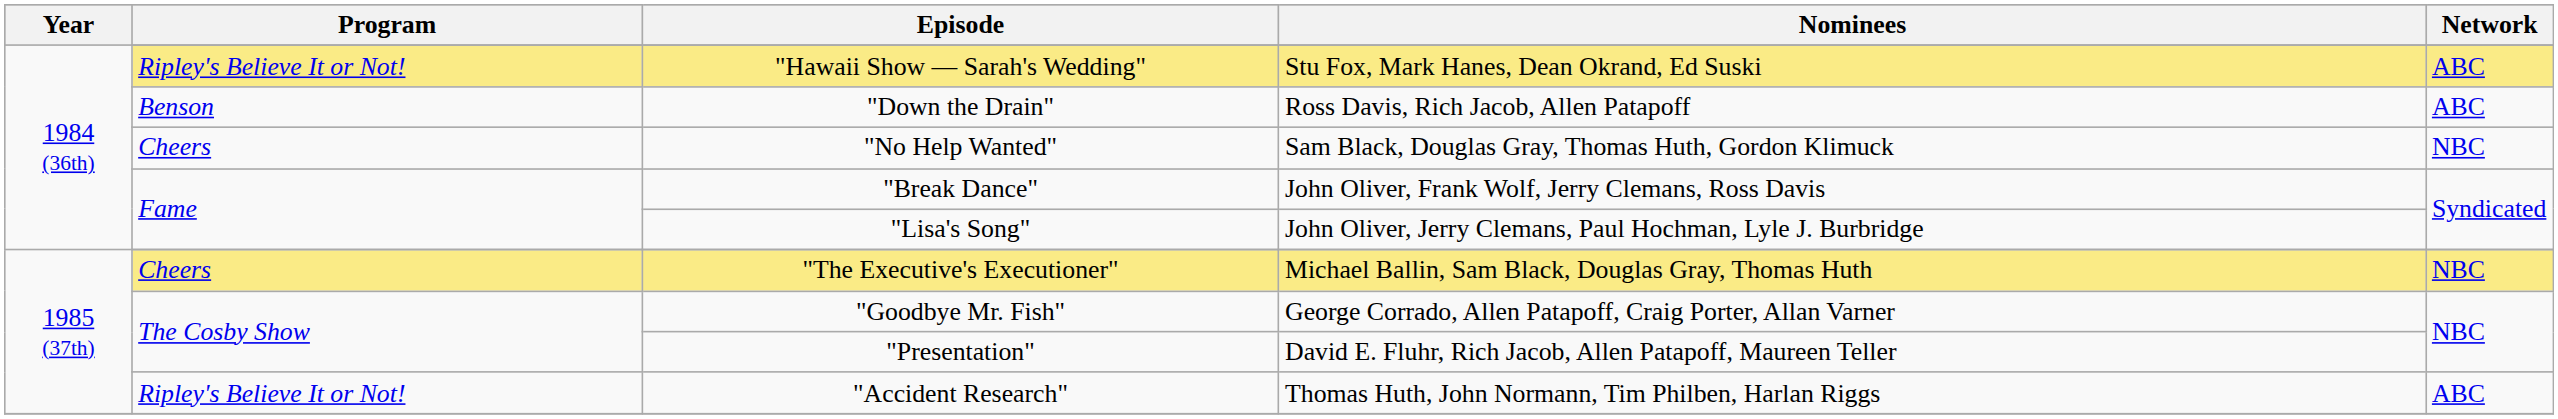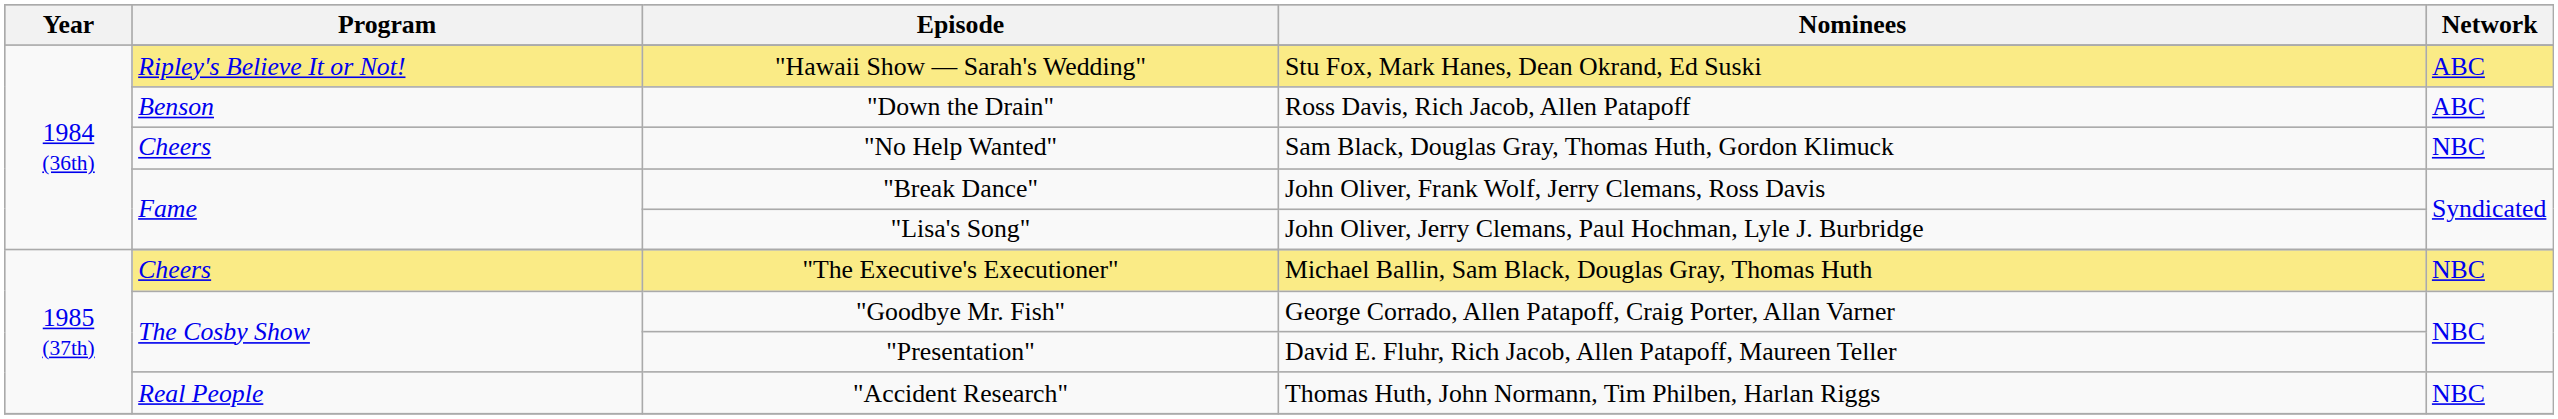(272, 392) Ripley's Believe It or Not! -> (201, 392) Real People
(2458, 392) ABC -> (2458, 392) NBC
